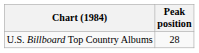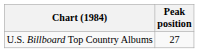(174, 39) 28 -> (174, 39) 27
